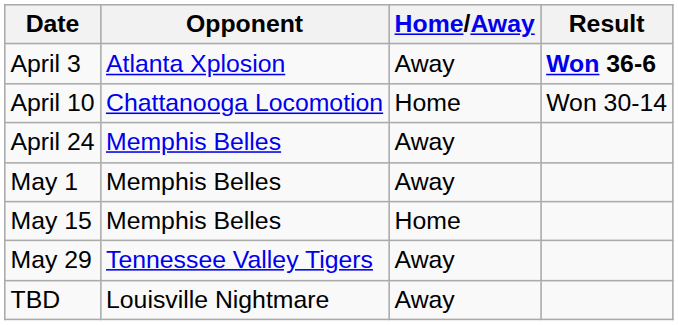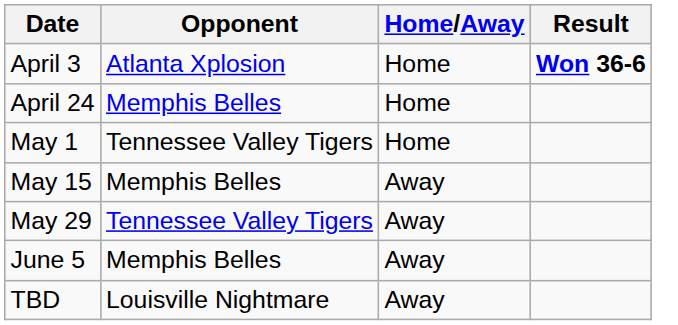(425, 63) Away -> (418, 63) Home
- row: (53, 102)
(425, 142) Away -> (418, 102) Home
(194, 181) Memphis Belles -> (240, 142) Tennessee Valley Tigers
(425, 181) Away -> (418, 142) Home
(428, 220) Home -> (415, 181) Away
+ row: (48, 260)
